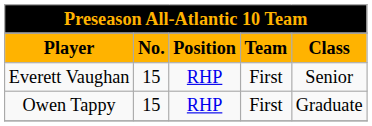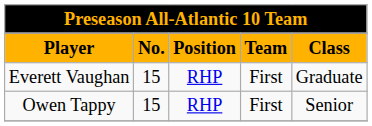(329, 76) Senior -> (329, 76) Graduate
(329, 105) Graduate -> (329, 105) Senior
